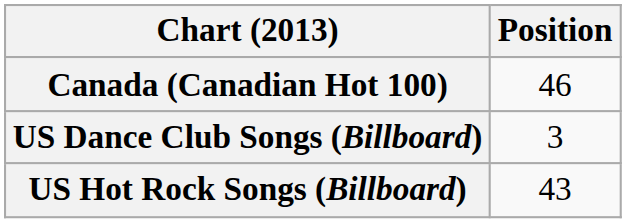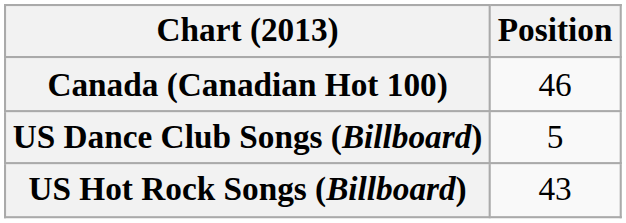(555, 136) 3 -> (555, 136) 5
